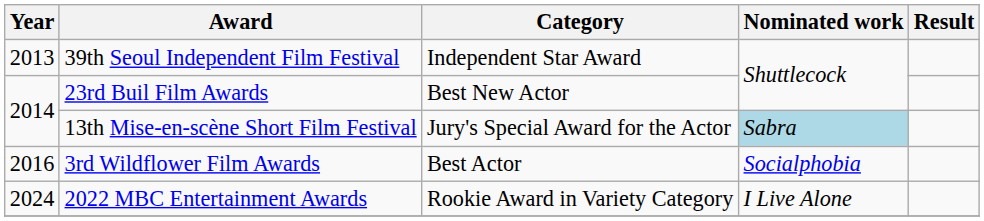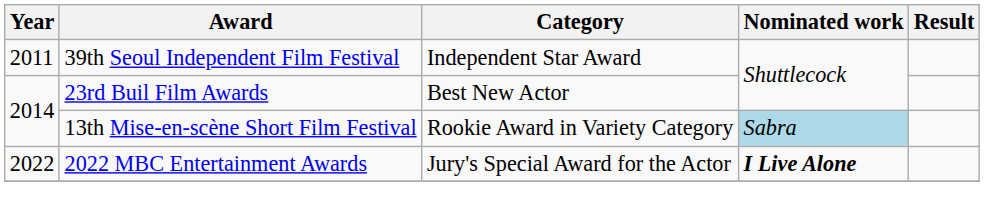(32, 57) 2013 -> (32, 57) 2011
(579, 127) Jury's Special Award for the Actor -> (580, 127) Rookie Award in Variety Category
- row: (192, 163)
(32, 198) 2024 -> (32, 163) 2022
(580, 198) Rookie Award in Variety Category -> (579, 163) Jury's Special Award for the Actor
(798, 198) normal -> (800, 163) bold
